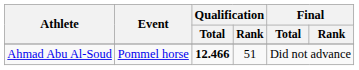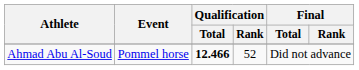(250, 54) 51 -> (250, 54) 52
